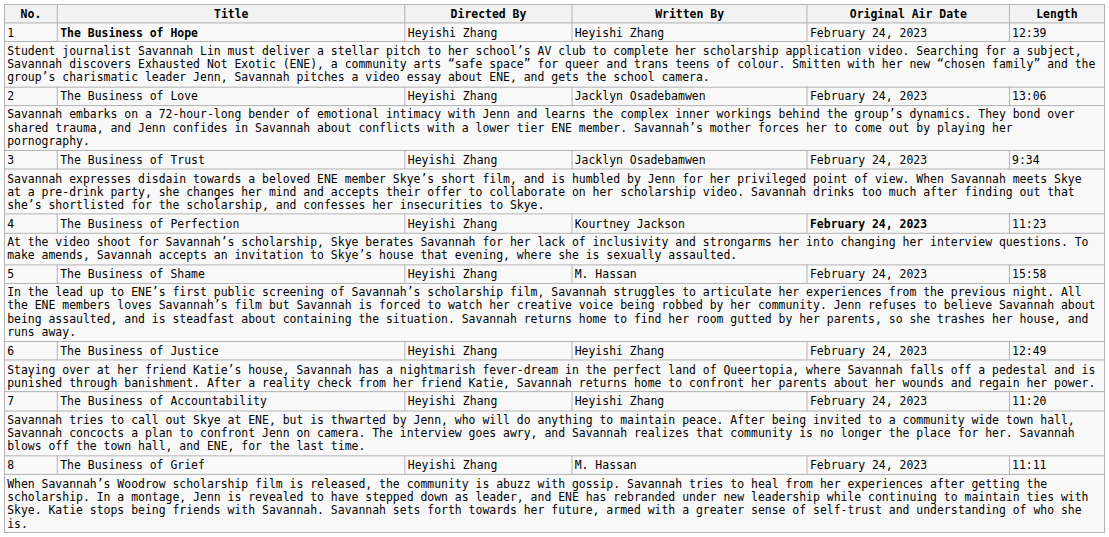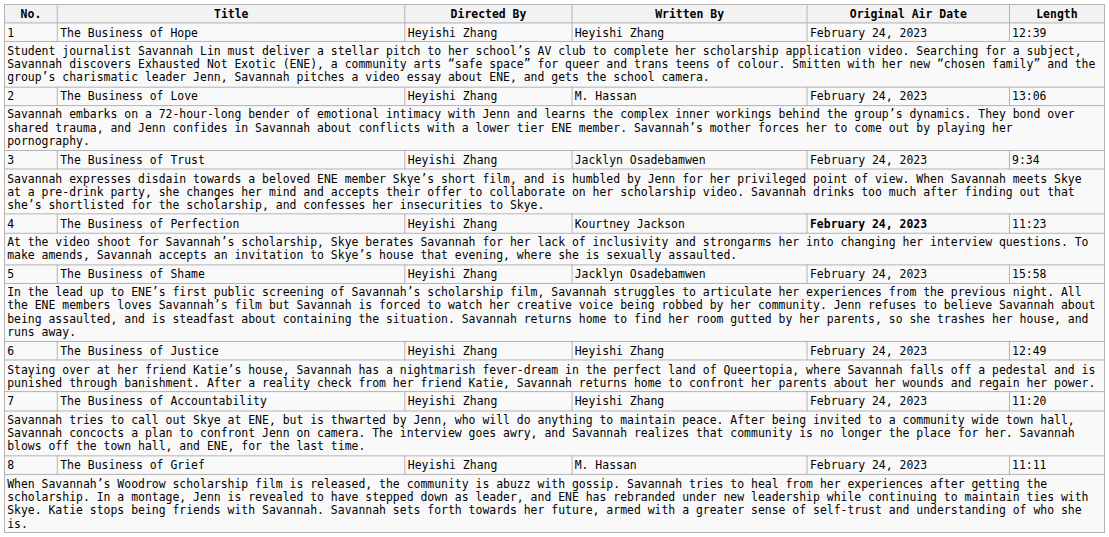(129, 32) bold -> (129, 32) normal
(640, 96) Jacklyn Osadebamwen -> (606, 96) M. Hassan
(606, 274) M. Hassan -> (640, 274) Jacklyn Osadebamwen
